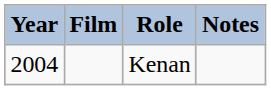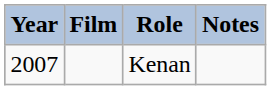(34, 64) 2004 -> (34, 64) 2007
